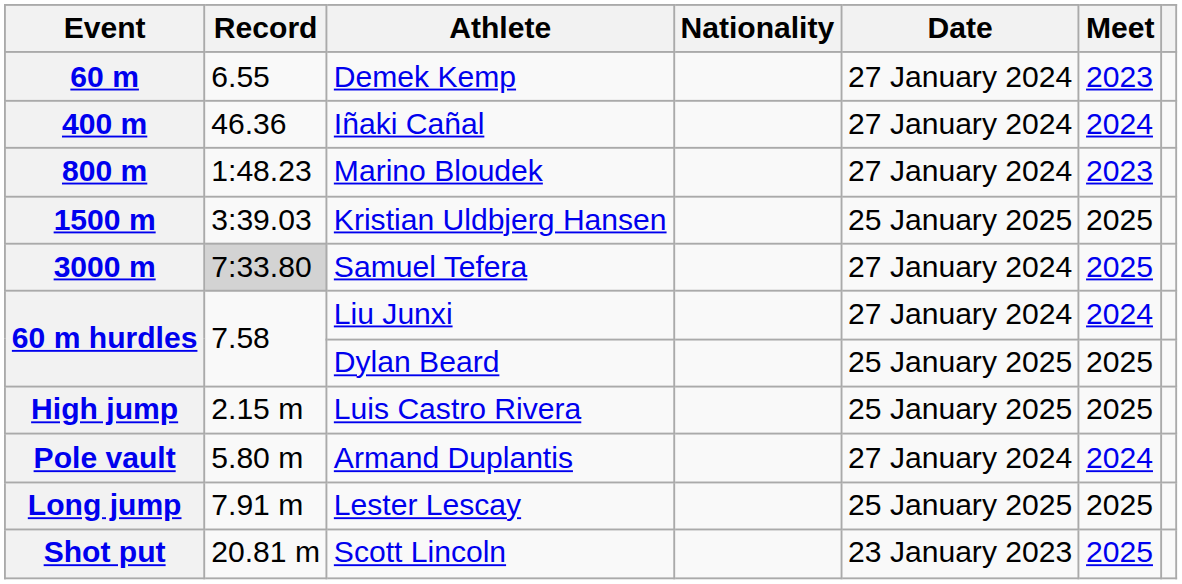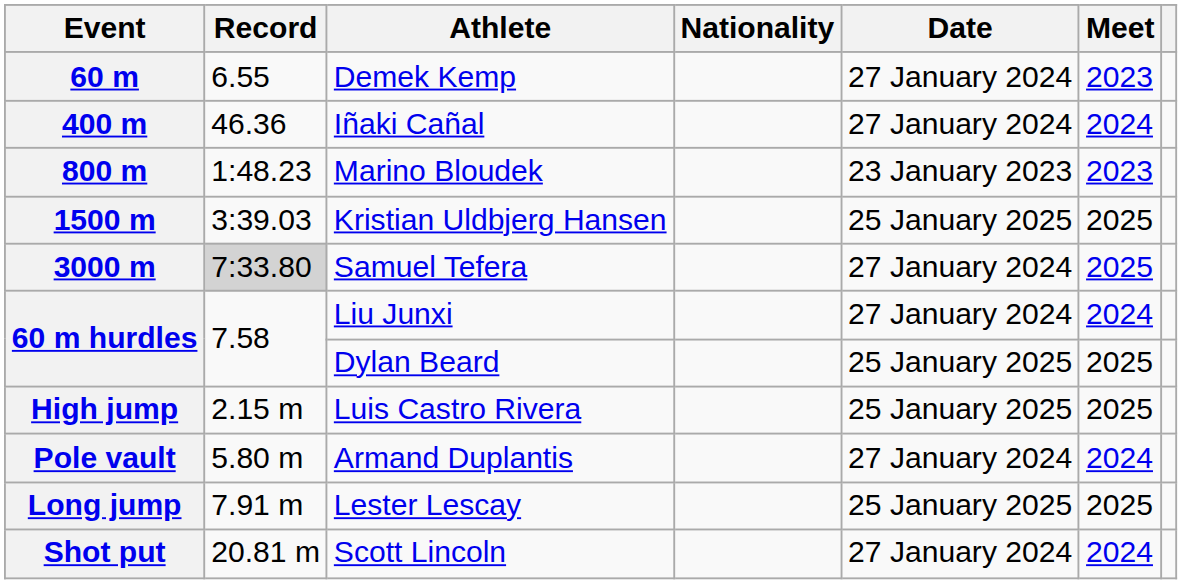(960, 171) 27 January 2024 -> (960, 171) 23 January 2023
(960, 553) 23 January 2023 -> (960, 553) 27 January 2024
(1120, 553) 2025 -> (1120, 553) 2024
